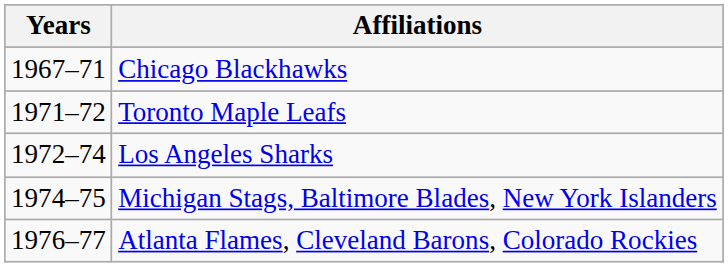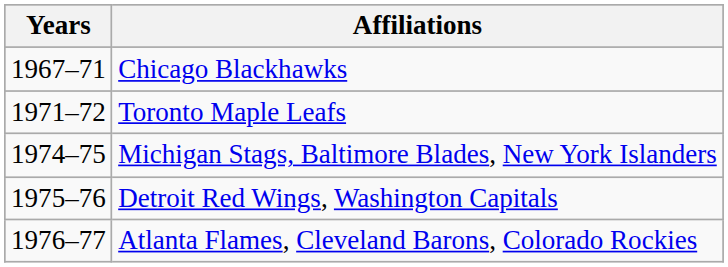- row: (226, 154)
+ row: (338, 197)
